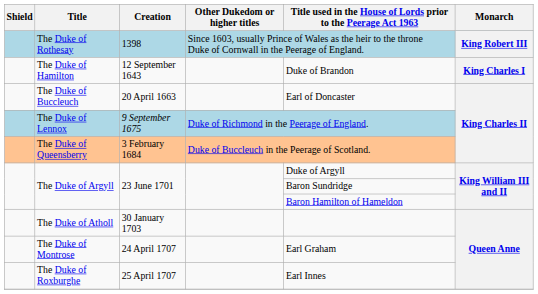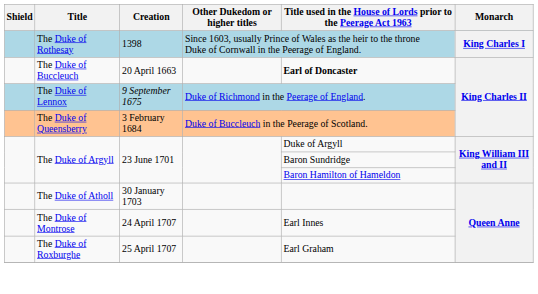(494, 44) King Robert III -> (494, 44) King Charles I
- row: (62, 70)
(320, 97) normal -> (320, 70) bold
(311, 249) Earl Graham -> (303, 222) Earl Innes
(306, 275) Earl Innes -> (309, 249) Earl Graham
